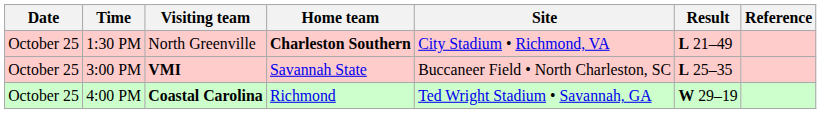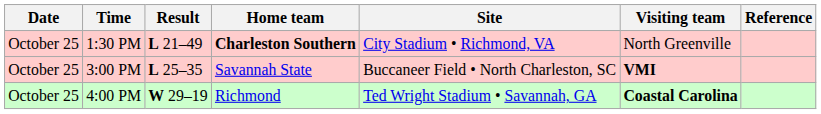columns swapped: (205, 17) <-> (708, 17)
